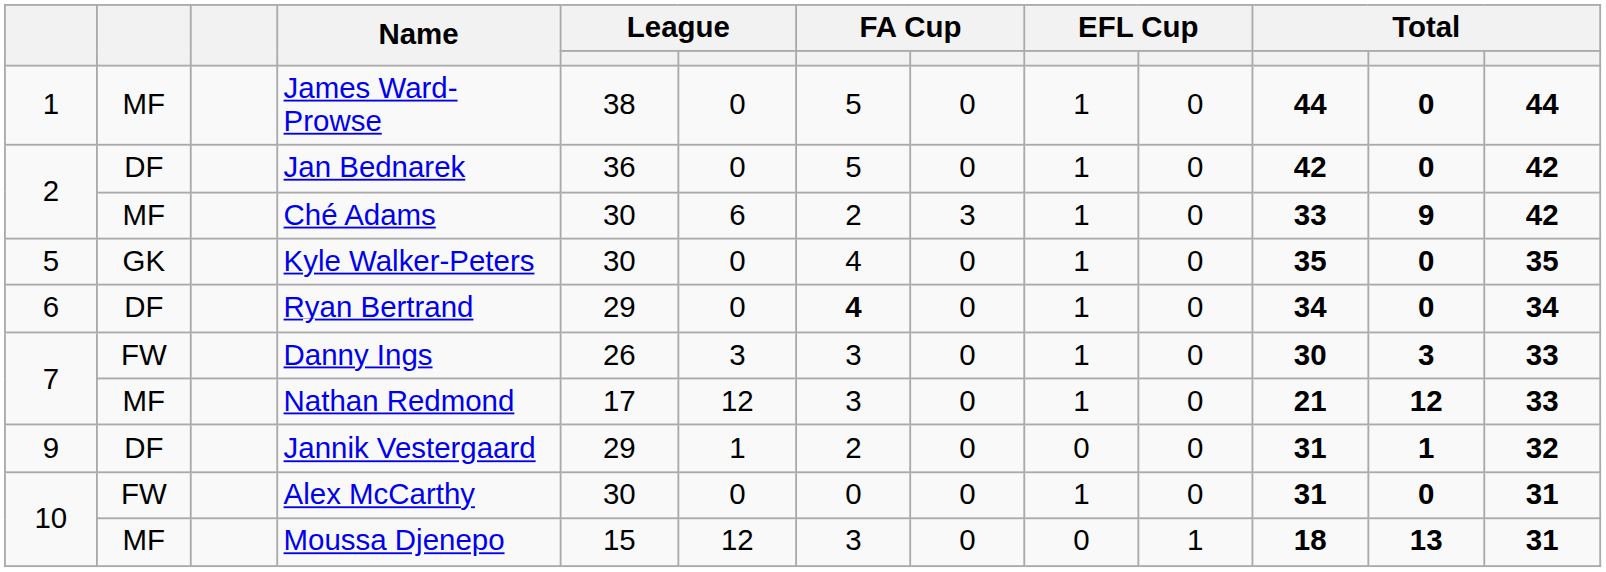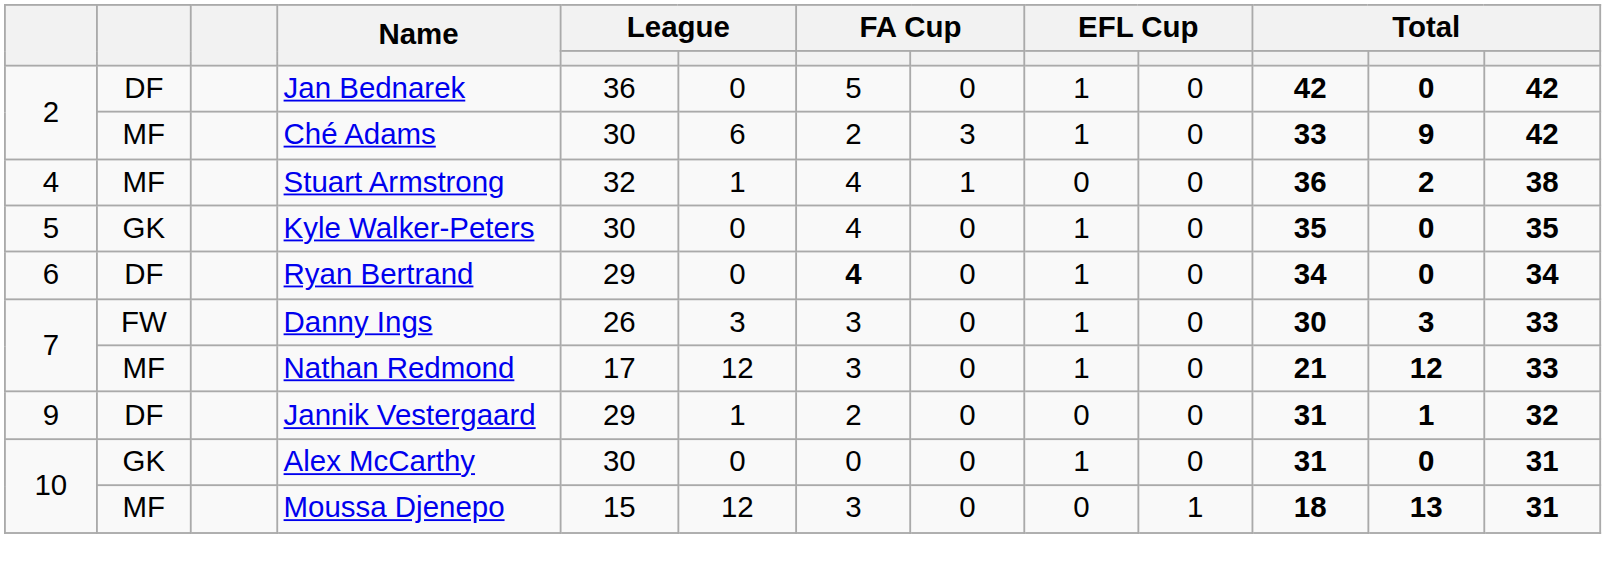- row: (371, 104)
+ row: (394, 181)
(144, 494) FW -> (144, 461) GK
